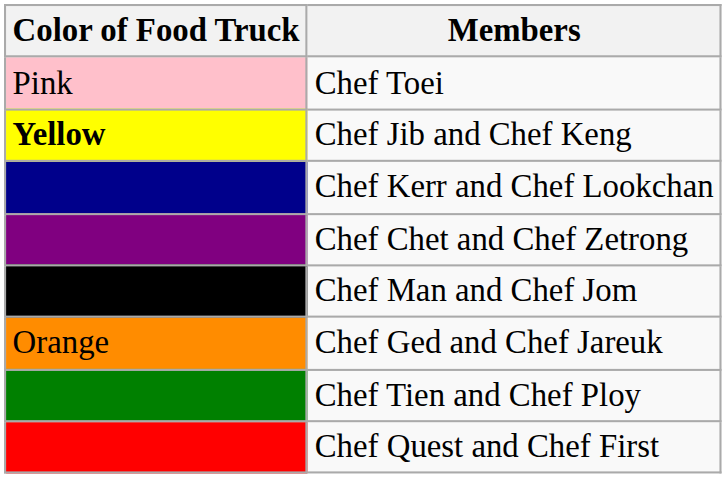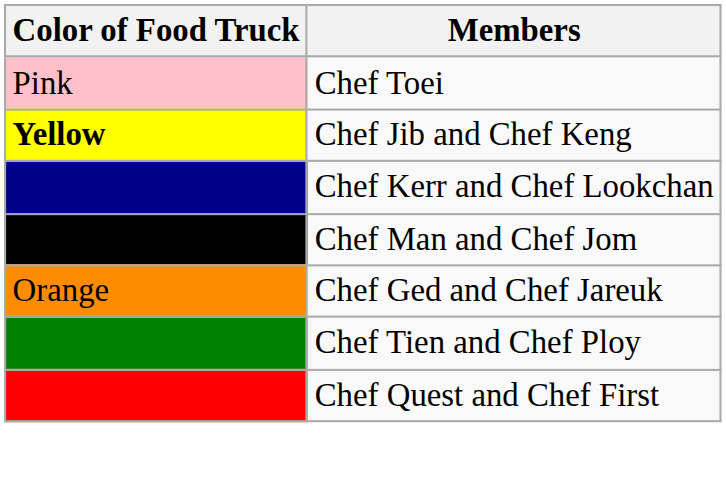- row: (501, 238)
